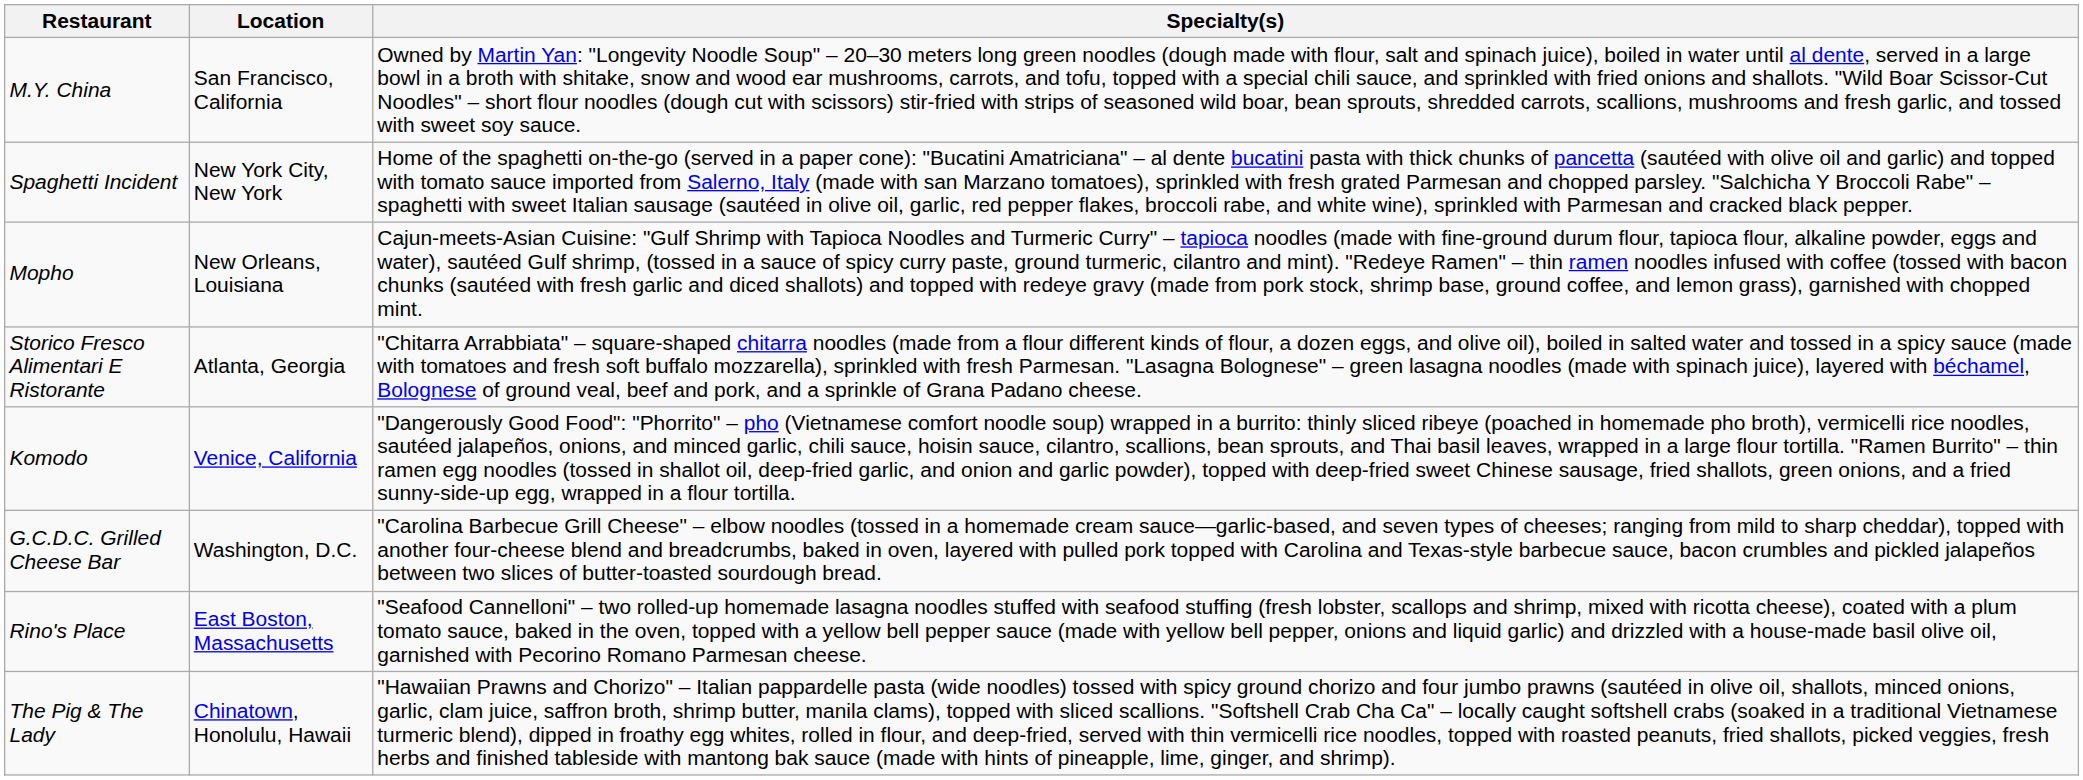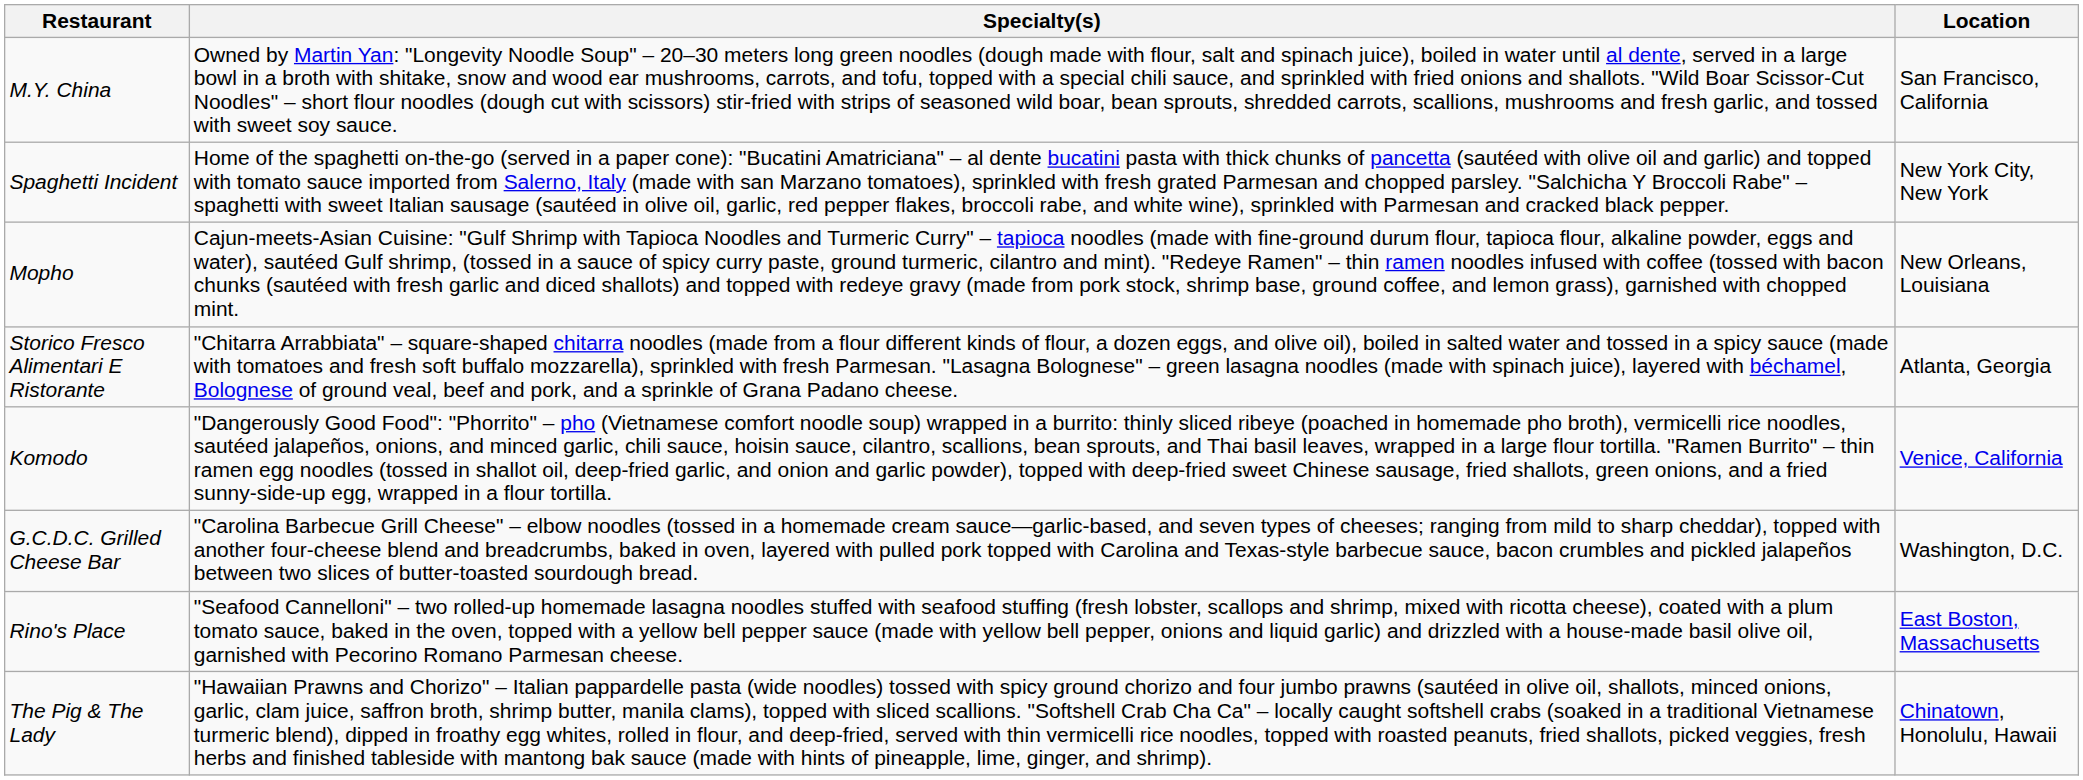columns swapped: (281, 21) <-> (1225, 21)
